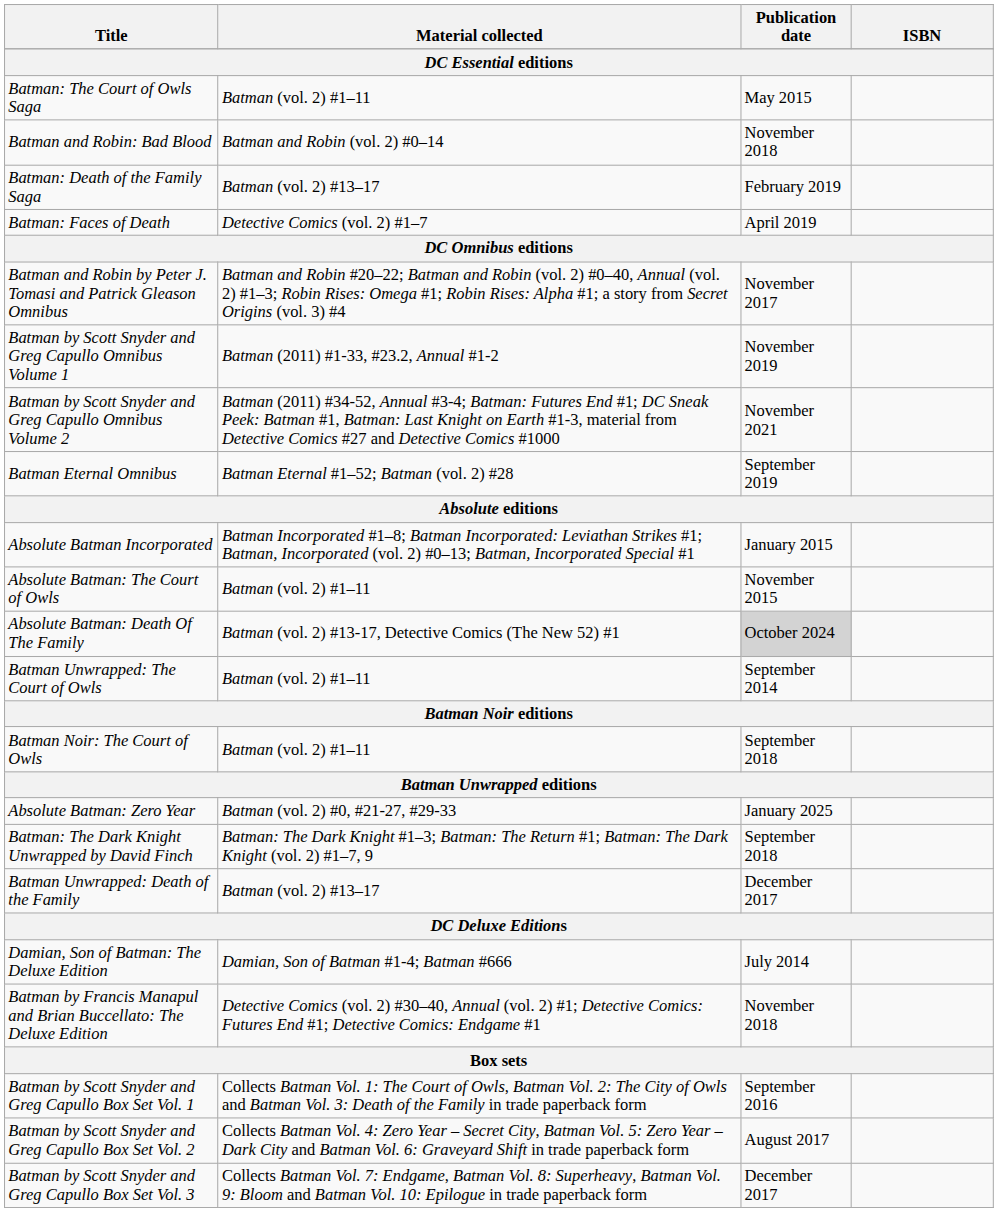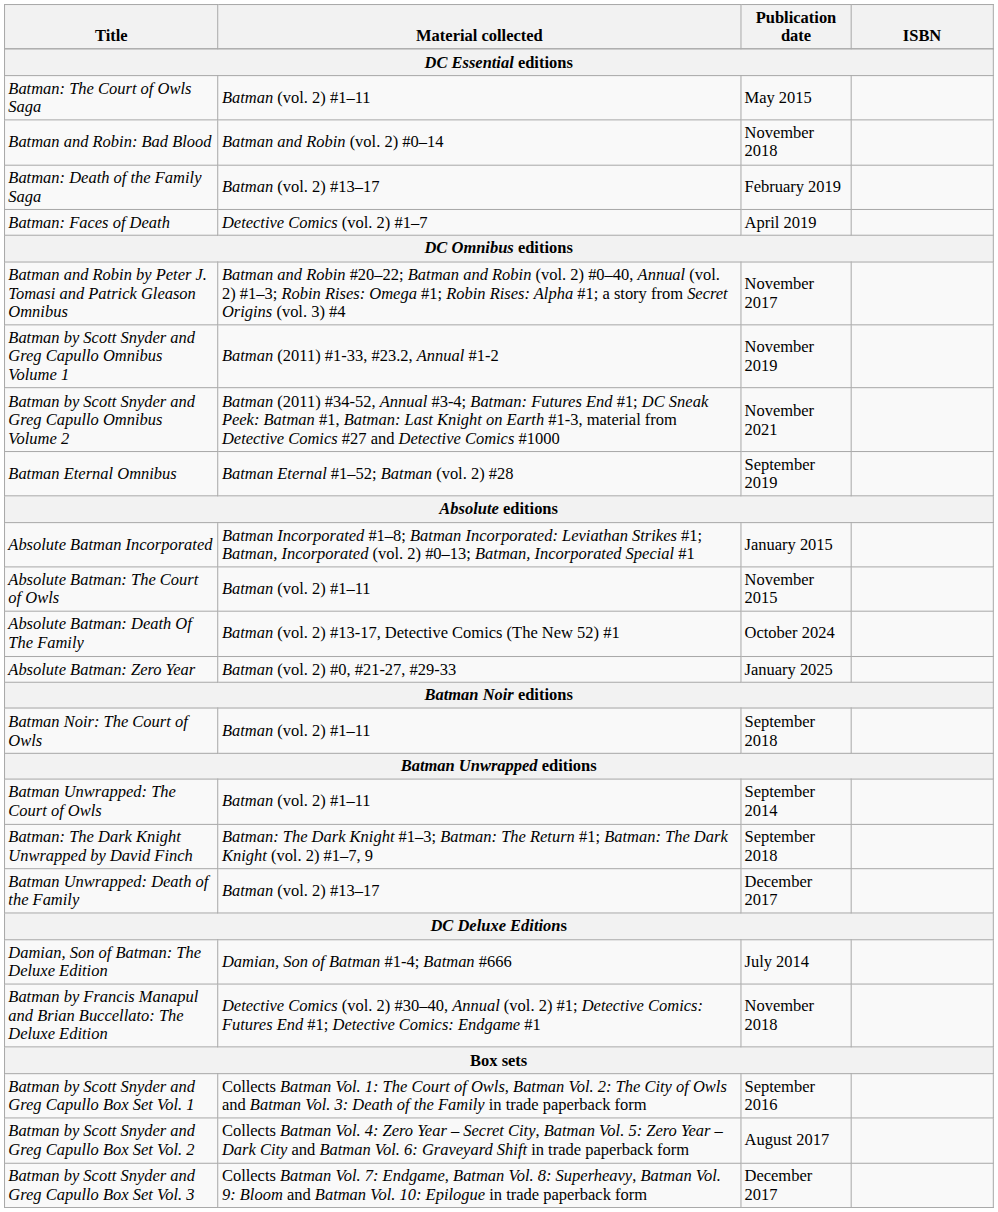(790, 633) lightgrey background -> (790, 633) no background
rows swapped: (102, 810) <-> (92, 678)
